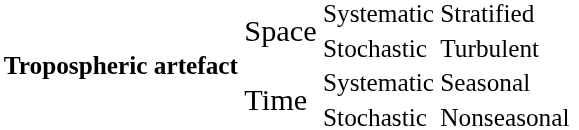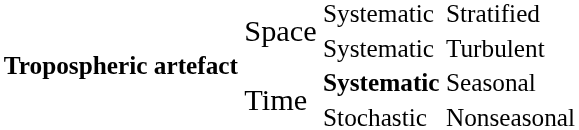(375, 48) Stochastic -> (379, 48) Systematic
(379, 83) normal -> (381, 83) bold
